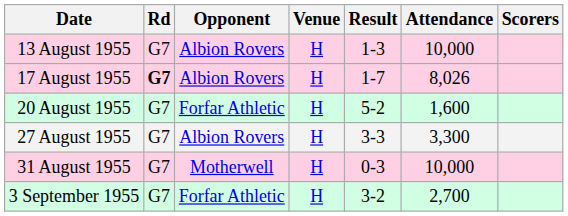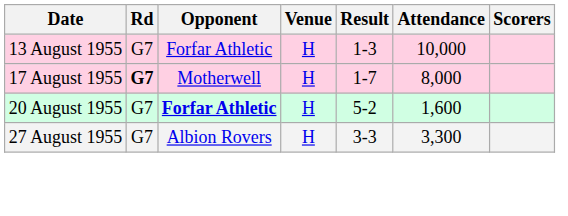(232, 49) Albion Rovers -> (219, 49) Forfar Athletic
(232, 78) Albion Rovers -> (219, 78) Motherwell
(449, 78) 8,026 -> (441, 78) 8,000
(232, 108) normal -> (219, 108) bold
- row: (74, 167)
- row: (74, 196)
